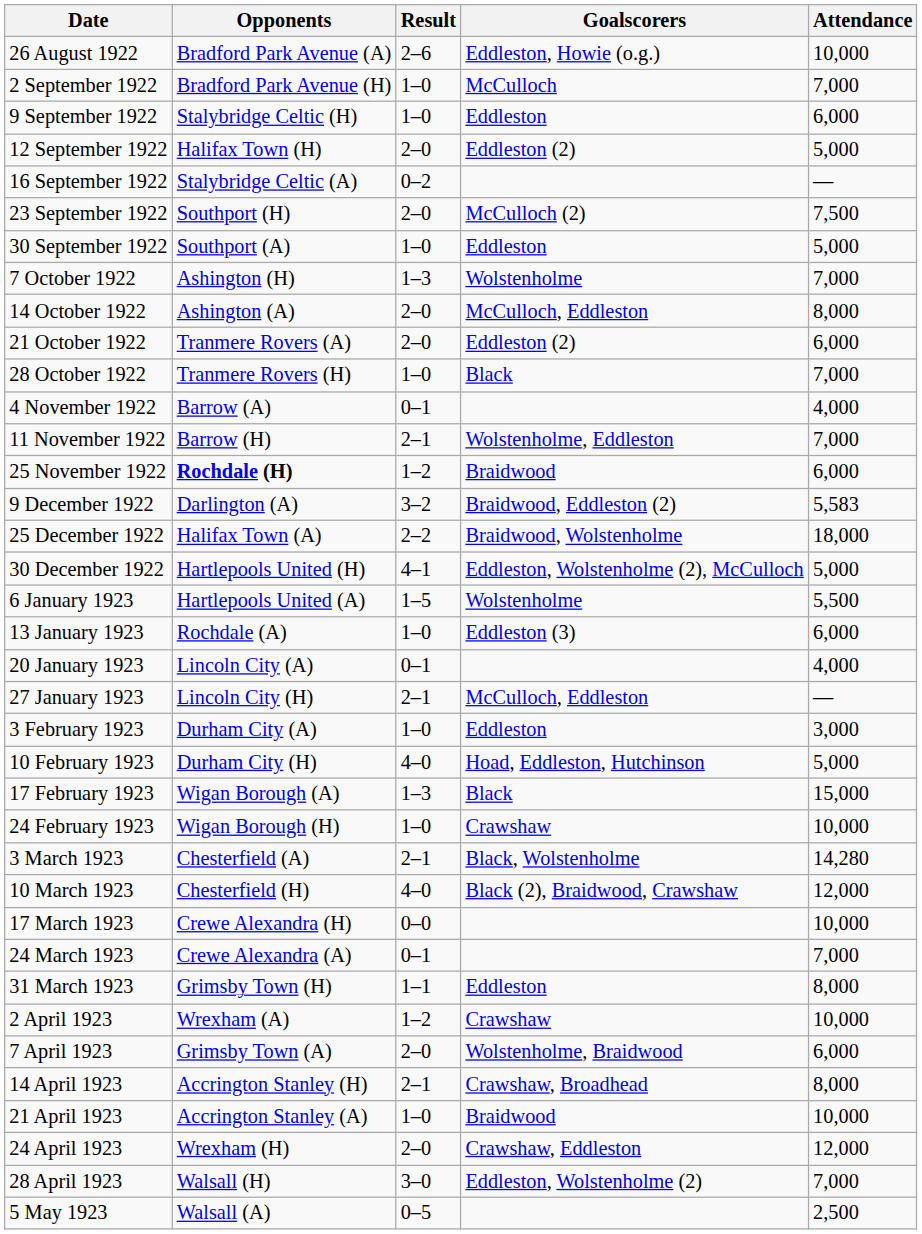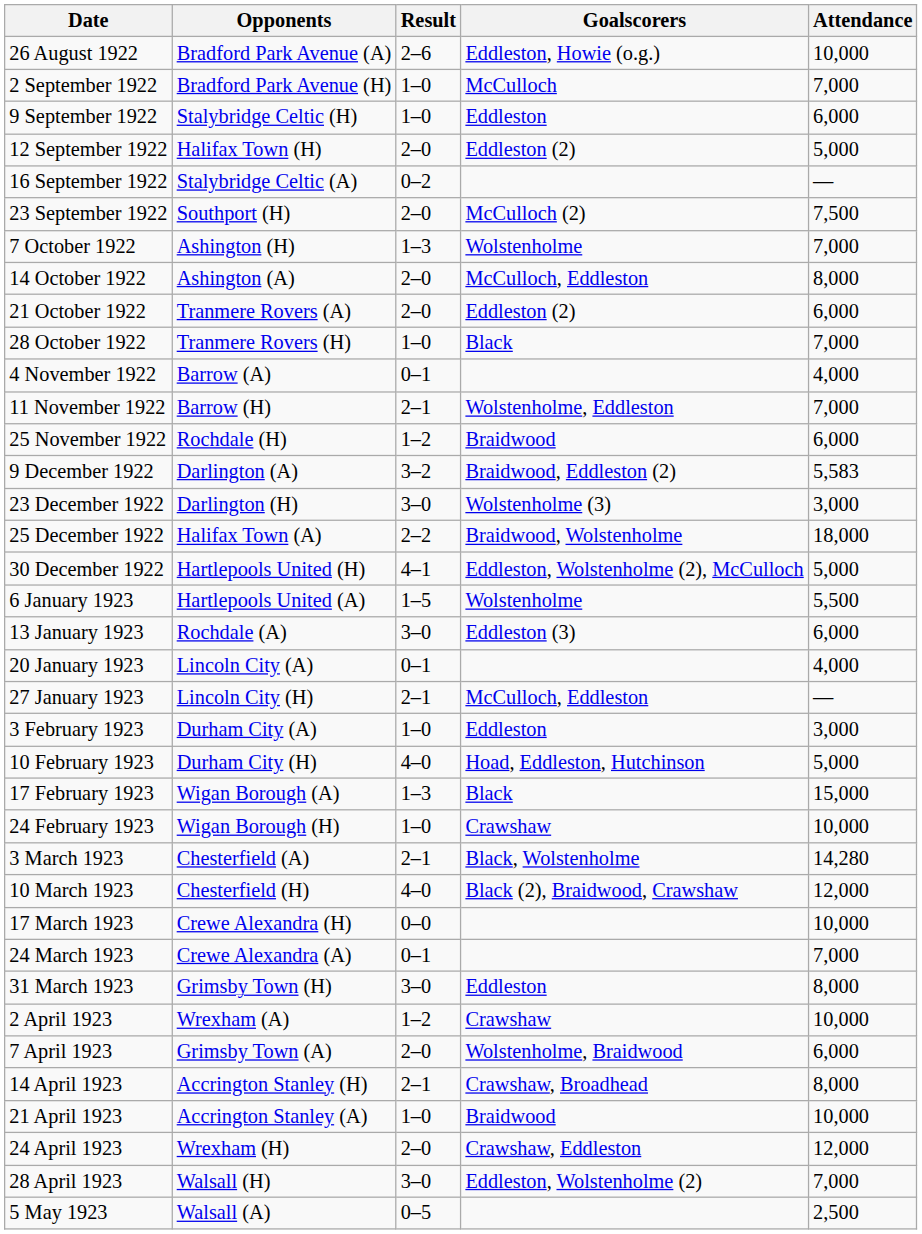- row: (88, 246)
(235, 471) bold -> (232, 439) normal
+ row: (87, 504)
(416, 632) 1–0 -> (416, 632) 3–0
(416, 987) 1–1 -> (416, 987) 3–0
